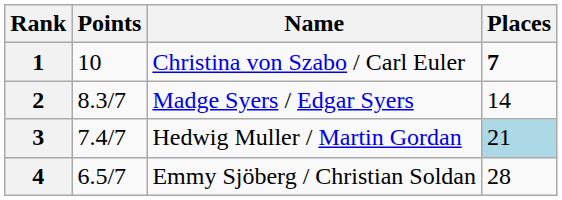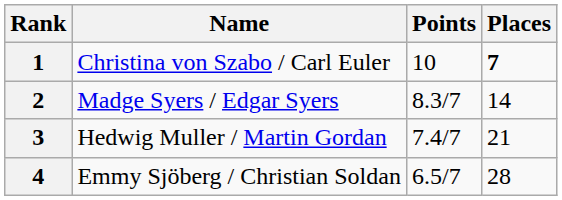columns swapped: (314, 23) <-> (109, 23)
(499, 137) lightblue background -> (499, 137) no background
